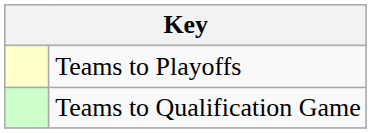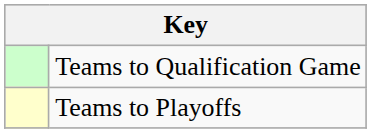rows swapped: (148, 66) <-> (208, 107)
